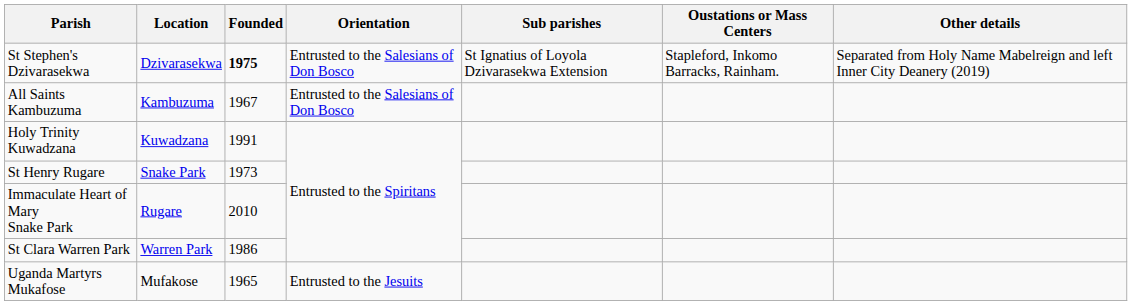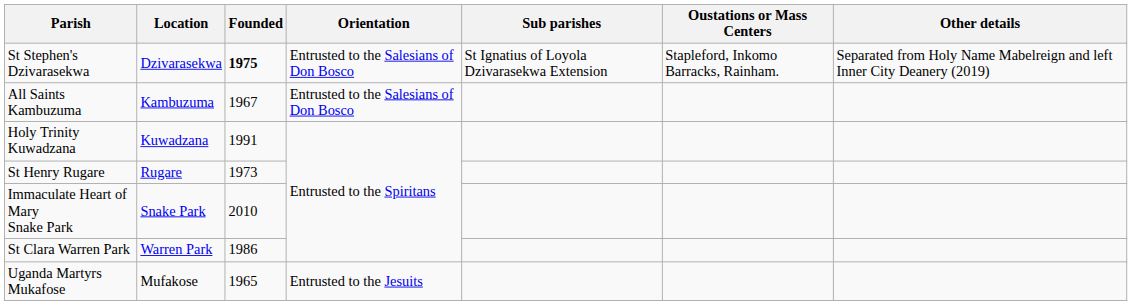(173, 172) Snake Park -> (161, 172) Rugare
(161, 211) Rugare -> (173, 211) Snake Park
